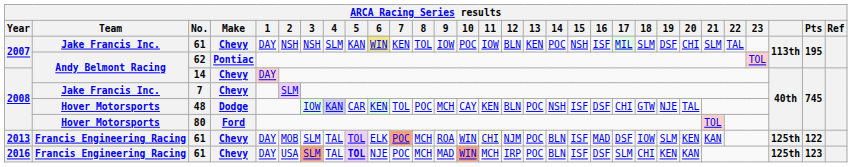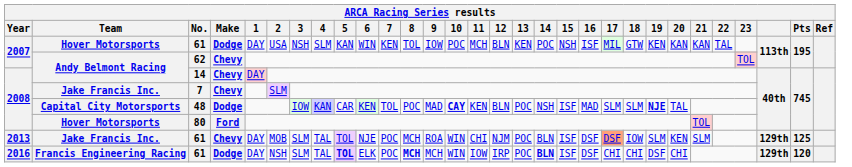(111, 44) Jake Francis Inc. -> (111, 44) Hover Motorsports
(234, 44) Chevy -> (228, 44) Dodge
(290, 44) NSH -> (278, 44) USA
(379, 44) khaki background -> (367, 44) no background
(490, 44) IOW -> (479, 44) MCH
(646, 44) SLM -> (634, 44) GTW
(668, 44) DSF -> (657, 44) KEN
(691, 44) CHI -> (679, 44) KAN
(713, 44) SLM -> (701, 44) KAN
(234, 59) Pontiac -> (228, 59) Chevy
(111, 106) Hover Motorsports -> (111, 106) Capital City Motorsports
(446, 106) MCH -> (434, 106) MAD
(468, 106) normal -> (456, 106) bold
(602, 106) DSF -> (590, 106) MAD
(624, 106) CHI -> (612, 106) SLM
(646, 106) GTW -> (634, 106) SLM
(668, 106) normal -> (657, 106) bold
(111, 138) Francis Engineering Racing -> (111, 138) Jake Francis Inc.
(379, 138) ELK -> (367, 138) NJE
(401, 138) lightsalmon background -> (389, 138) no background
(490, 138) lightyellow background -> (479, 138) no background
(602, 138) MAD -> (590, 138) DSF
(624, 138) no background -> (612, 138) lightsalmon background
(713, 138) KAN -> (701, 138) SLM
(786, 138) 125th -> (774, 138) 129th
(814, 138) 122 -> (802, 138) 125
(234, 154) Chevy -> (228, 154) Dodge
(290, 154) USA -> (278, 154) NSH
(312, 154) lightsalmon background -> (300, 154) no background
(379, 154) NJE -> (367, 154) ELK
(423, 154) normal -> (412, 154) bold
(446, 154) MAD -> (434, 154) MCH
(468, 154) lightsalmon background -> (456, 154) no background
(490, 154) MCH -> (479, 154) IOW
(557, 154) normal -> (545, 154) bold
(624, 154) SLM -> (612, 154) CHI
(668, 154) KEN -> (657, 154) DSF
(691, 154) KAN -> (679, 154) CHI
(786, 154) 125th -> (774, 154) 129th
(814, 154) 123 -> (802, 154) 120
